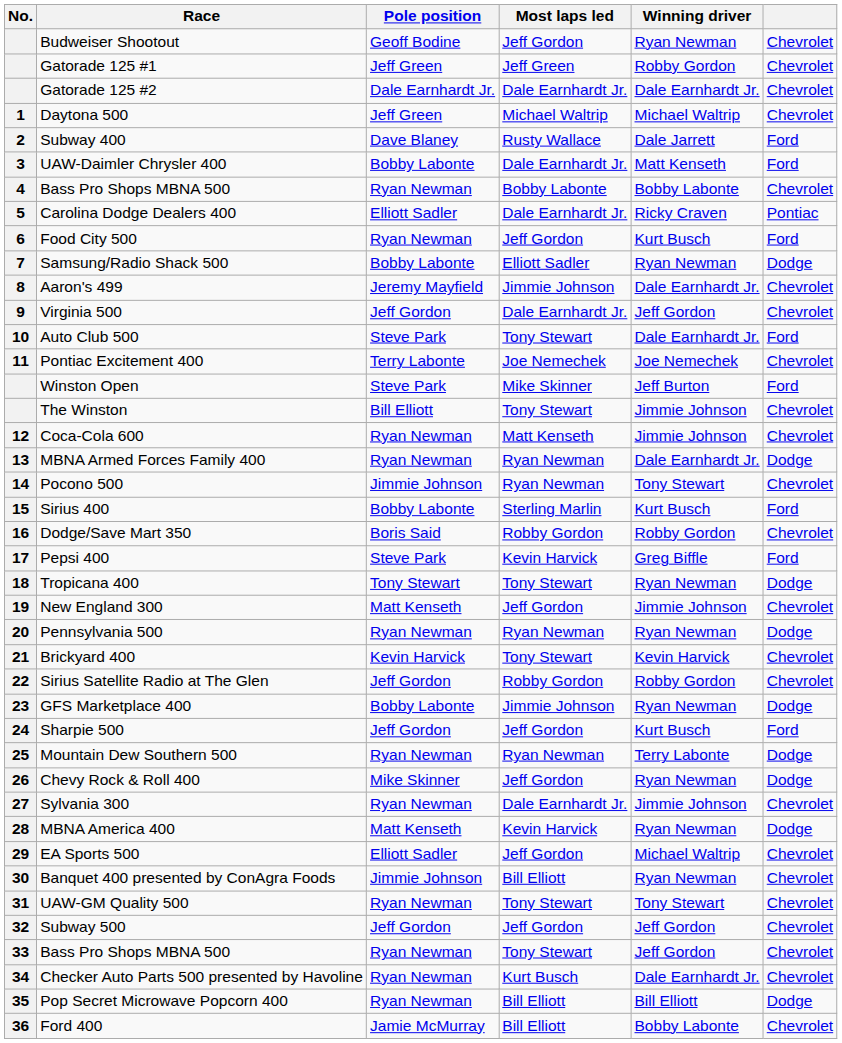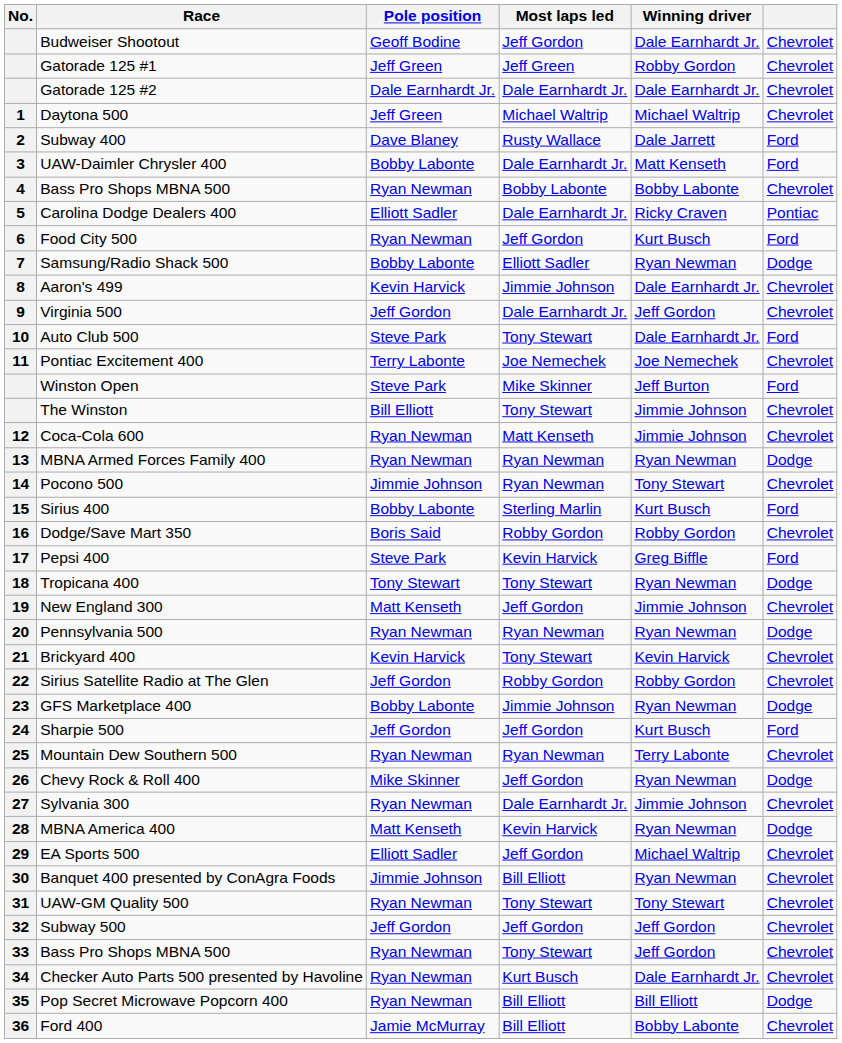(685, 41) Ryan Newman -> (697, 41) Dale Earnhardt Jr.
(427, 287) Jeremy Mayfield -> (417, 287) Kevin Harvick
(697, 459) Dale Earnhardt Jr. -> (685, 459) Ryan Newman
(790, 755) Dodge -> (800, 755) Chevrolet
